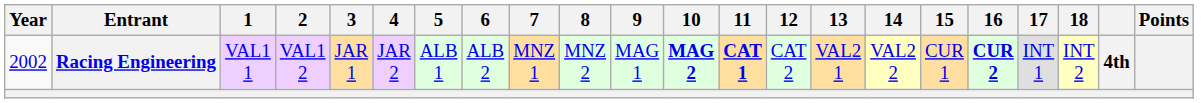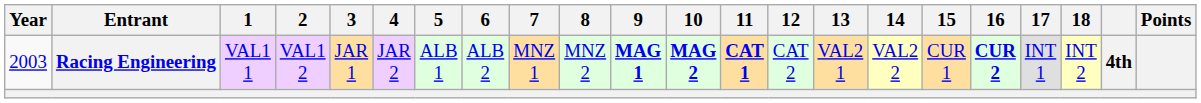(28, 61) 2002 -> (28, 61) 2003
(637, 61) normal -> (638, 61) bold
